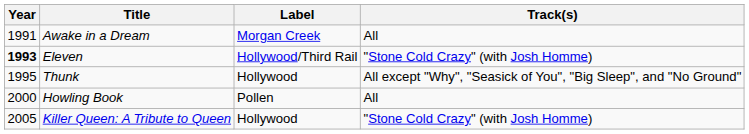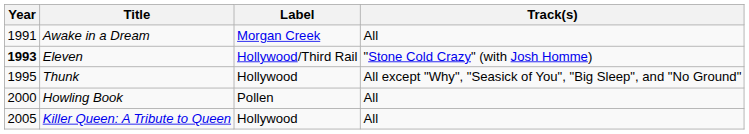(478, 118) "Stone Cold Crazy" (with Josh Homme) -> (371, 118) All
